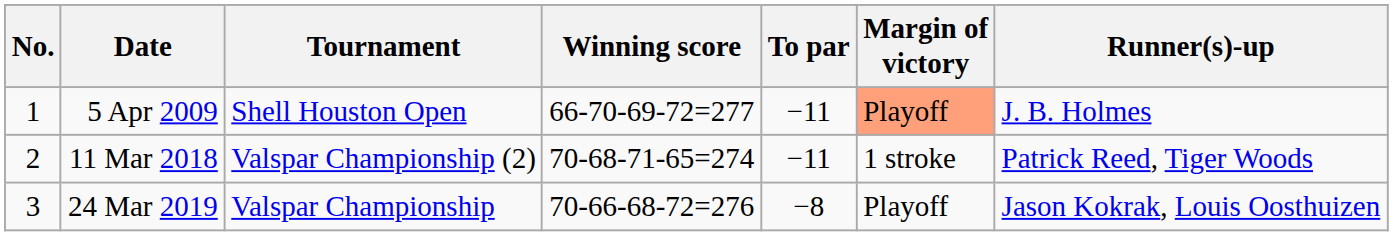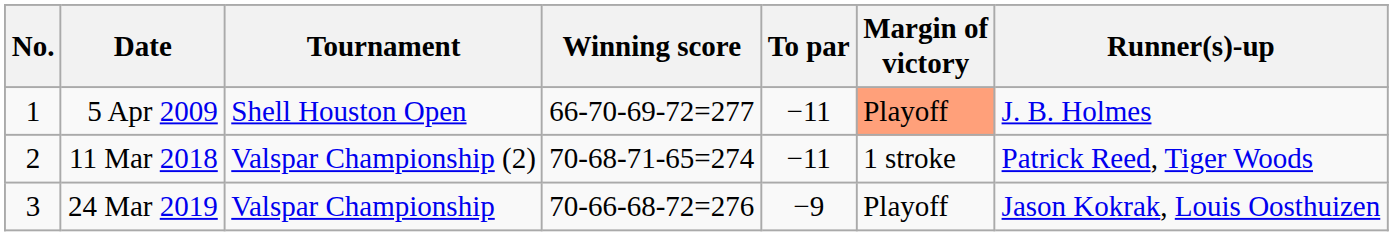(809, 206) −8 -> (809, 206) −9
